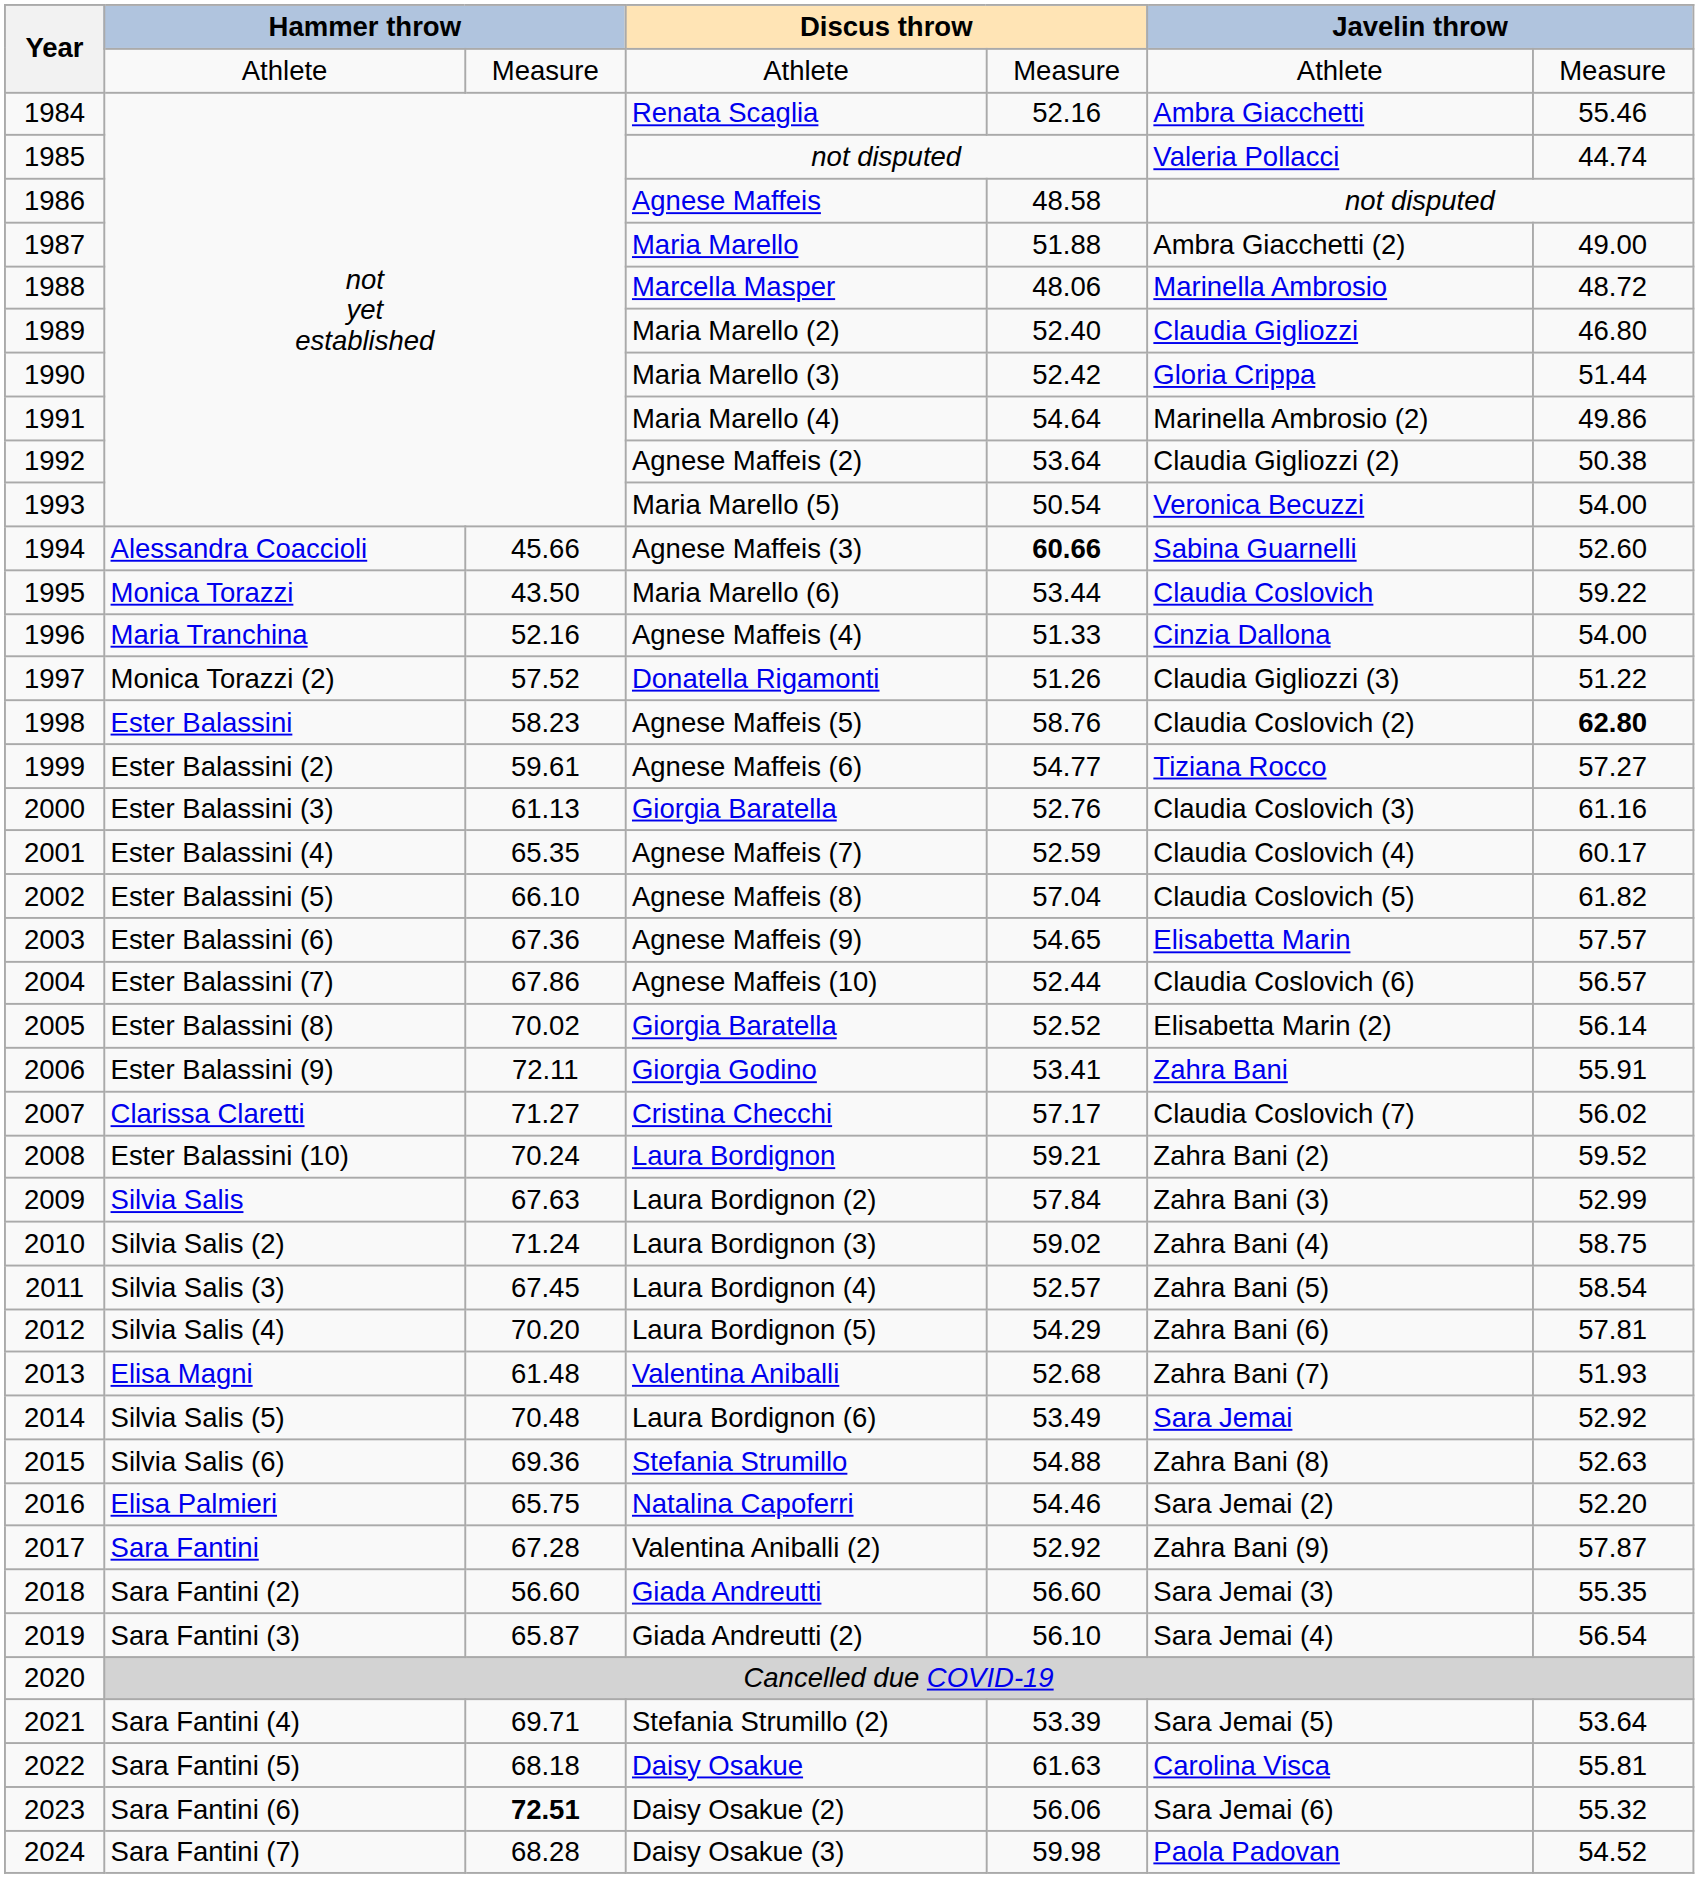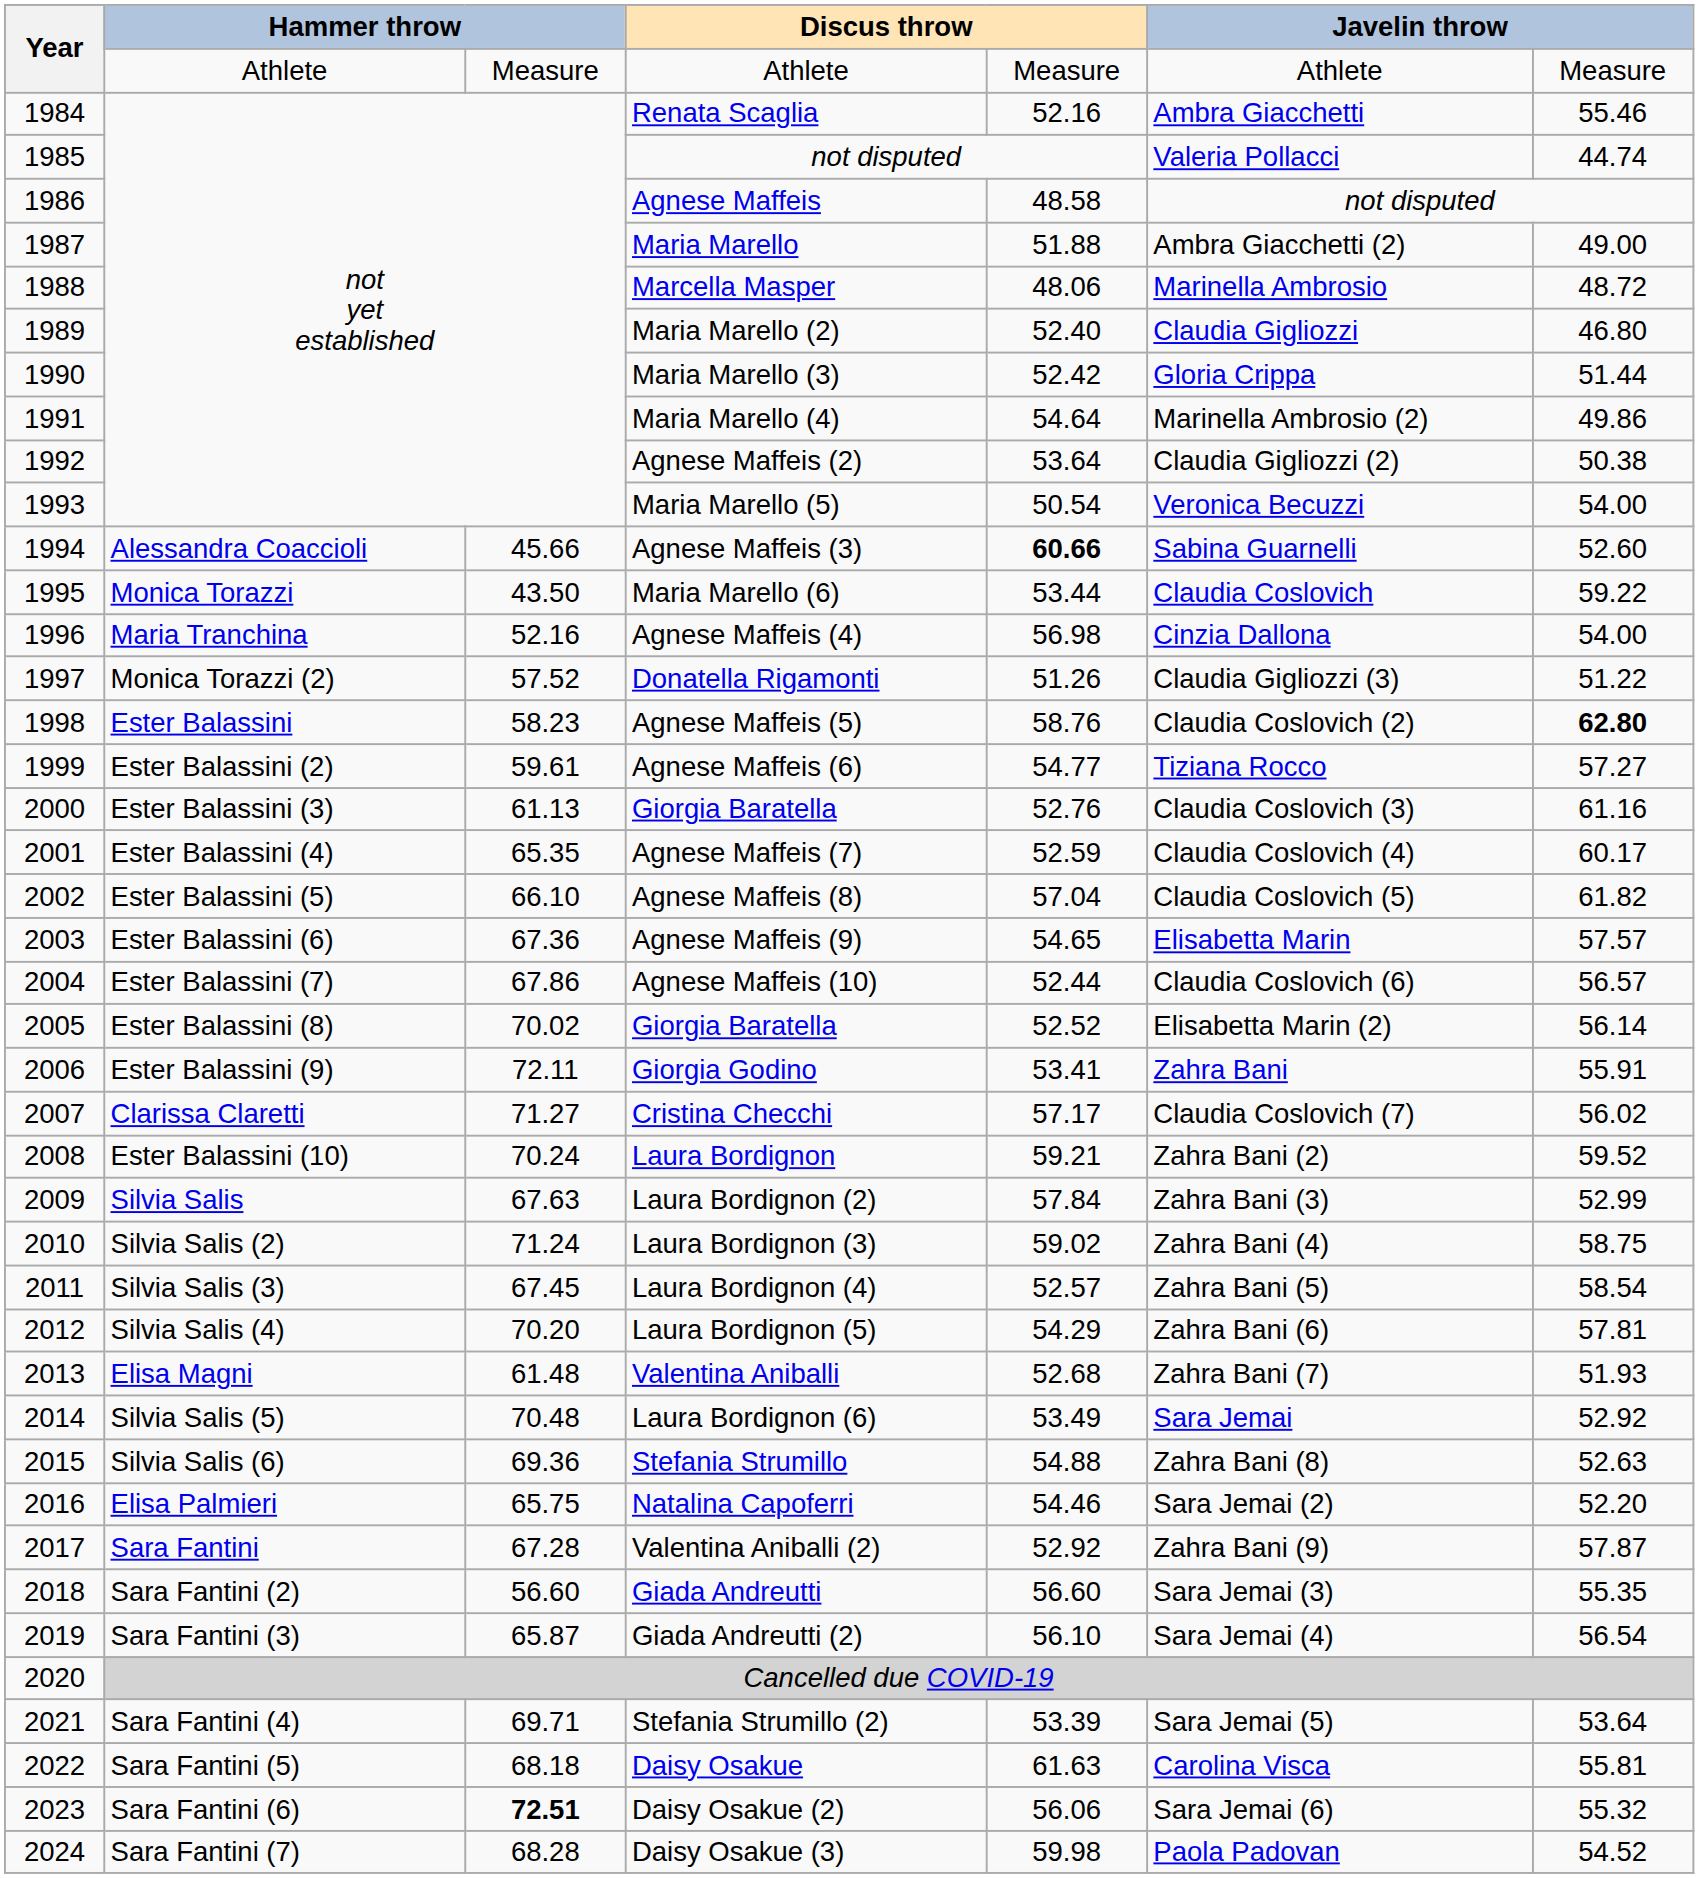(1067, 635) 51.33 -> (1067, 635) 56.98
